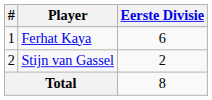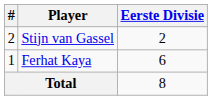rows swapped: (56, 38) <-> (68, 60)
